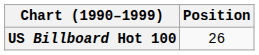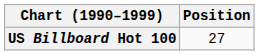(217, 39) 26 -> (217, 39) 27
